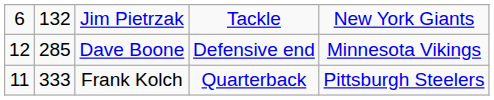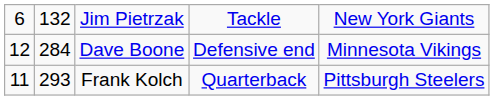(55, 49) 285 -> (55, 49) 284
(55, 79) 333 -> (55, 79) 293
